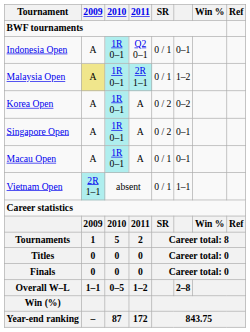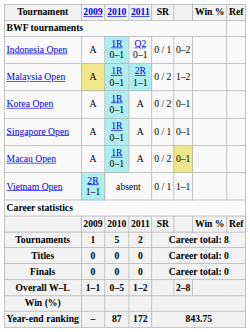(183, 50) 0–1 -> (183, 50) 0–2
(163, 77) 0 / 1 -> (163, 77) 0 / 2
(183, 104) 0–2 -> (183, 104) 0–1
(163, 132) 0 / 2 -> (163, 132) 0 / 1
(163, 159) 0 / 1 -> (163, 159) 0 / 2
(183, 159) no background -> (183, 159) khaki background
